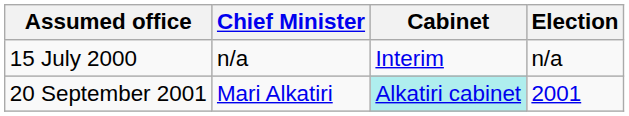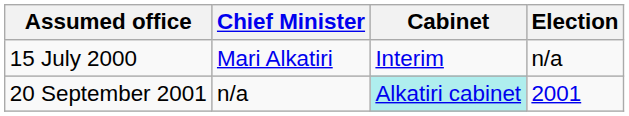(233, 57) n/a -> (275, 57) Mari Alkatiri
(275, 93) Mari Alkatiri -> (233, 93) n/a
